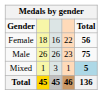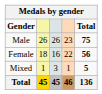rows swapped: (21, 40) <-> (21, 54)
(86, 68) lightblue background -> (86, 68) no background
